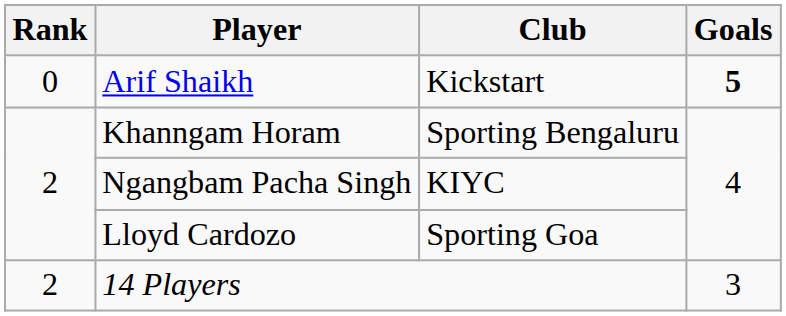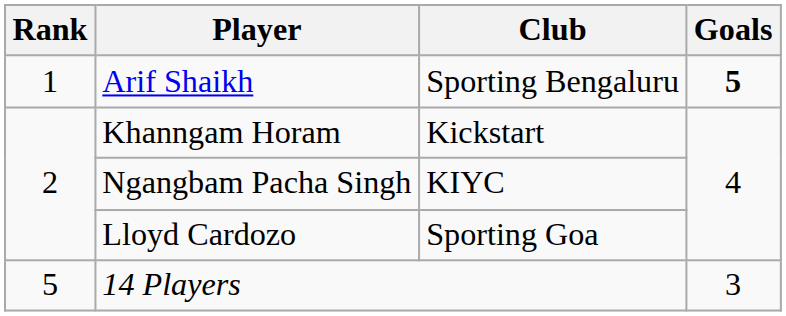(50, 81) 0 -> (50, 81) 1
(485, 81) Kickstart -> (553, 81) Sporting Bengaluru
(553, 132) Sporting Bengaluru -> (485, 132) Kickstart
(50, 285) 2 -> (50, 285) 5
